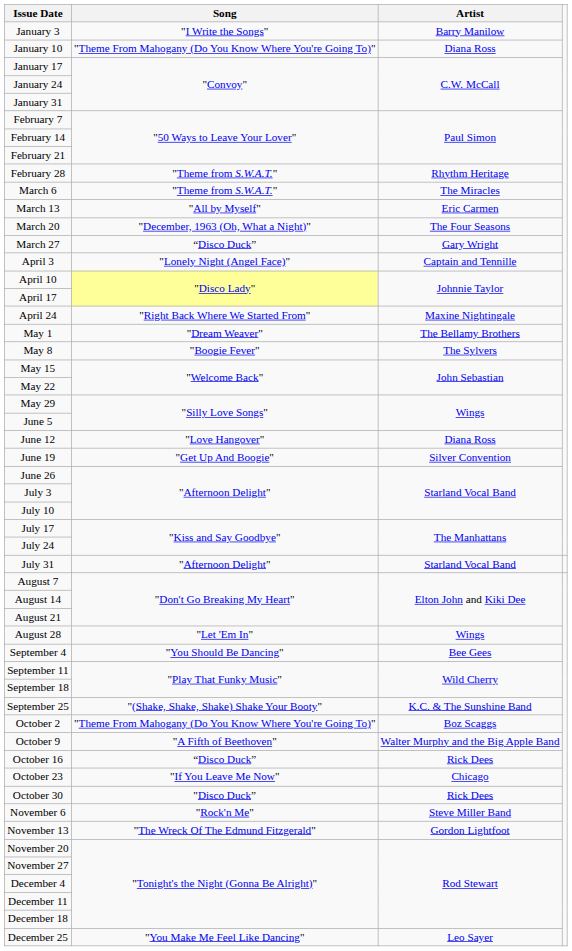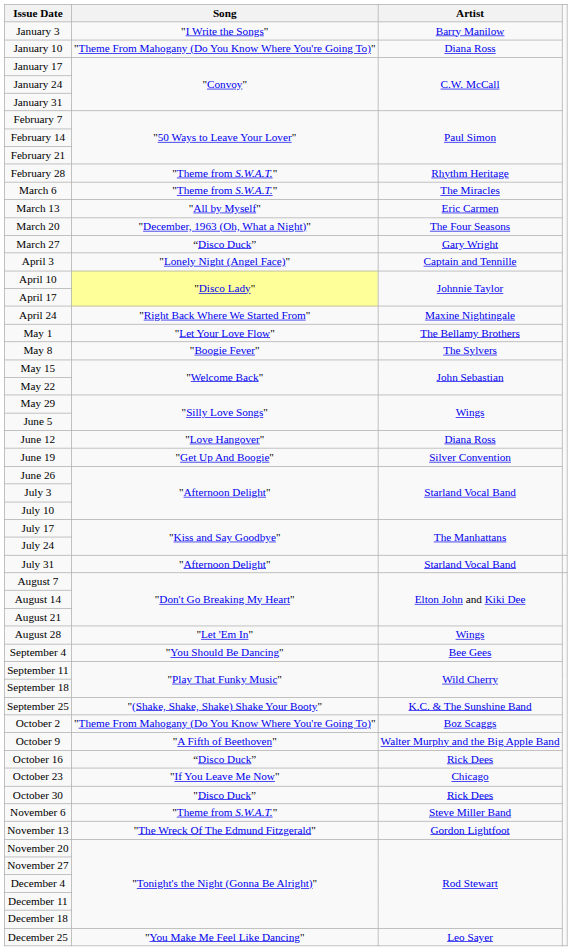(225, 333) "Dream Weaver" -> (225, 333) "Let Your Love Flow"
(225, 812) "Rock'n Me" -> (225, 812) "Theme from S.W.A.T."
